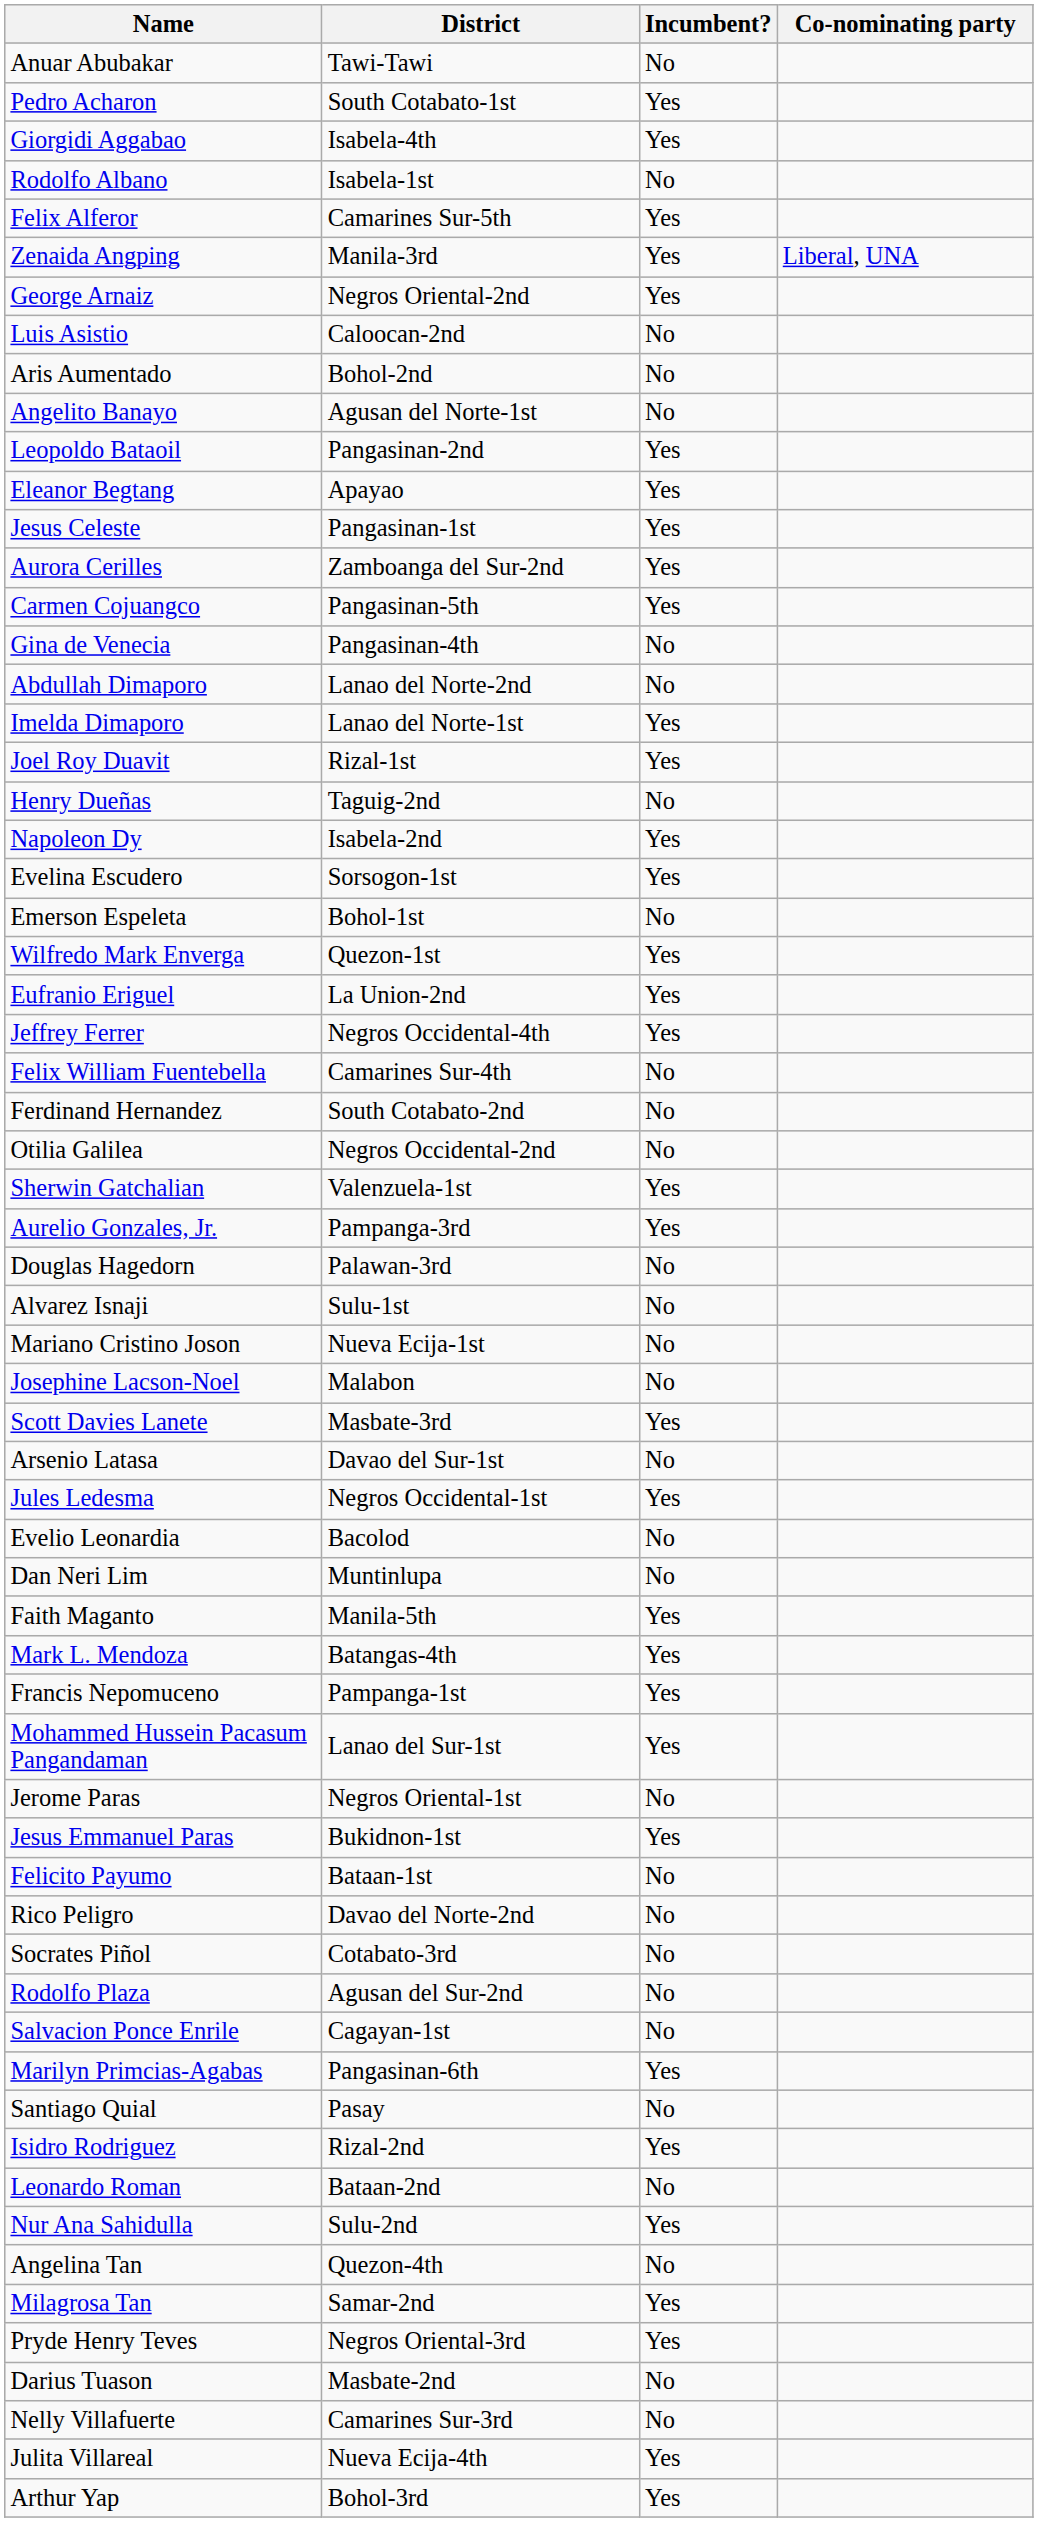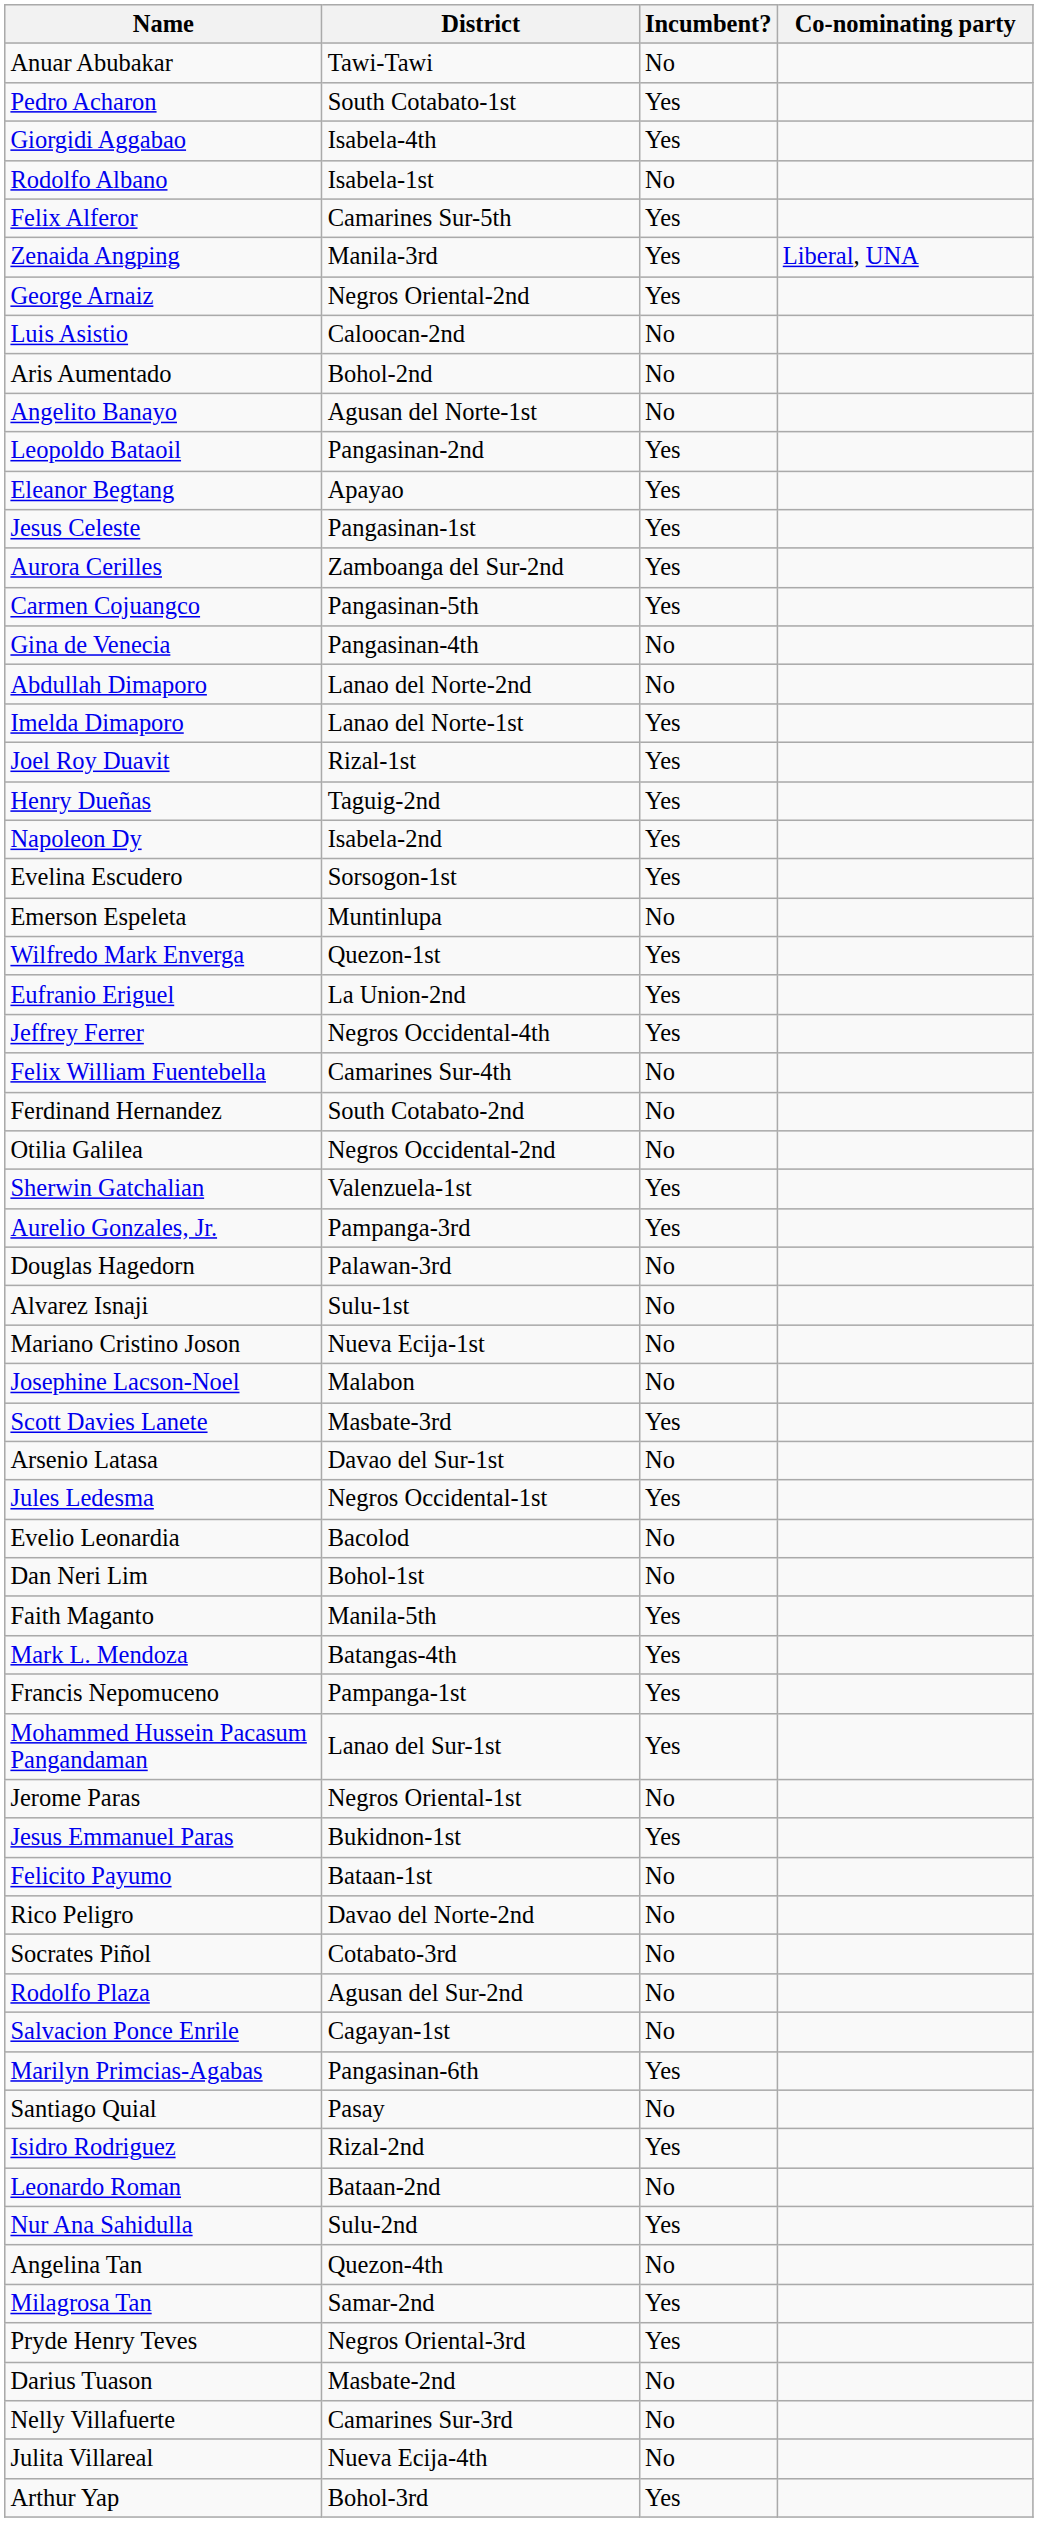(660, 800) No -> (663, 800) Yes
(376, 916) Bohol-1st -> (385, 916) Muntinlupa
(385, 1576) Muntinlupa -> (376, 1576) Bohol-1st
(663, 2458) Yes -> (660, 2458) No
